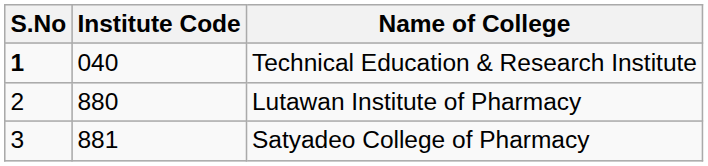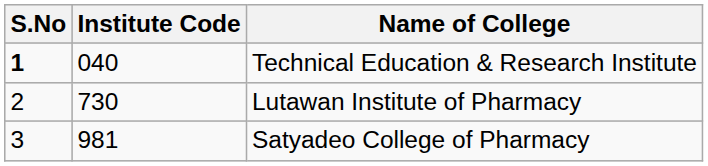(98, 101) 880 -> (98, 101) 730
(98, 140) 881 -> (98, 140) 981
